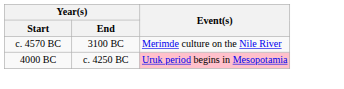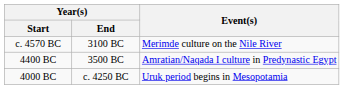+ row: (38, 60)
(215, 60) pink background -> (215, 76) no background
